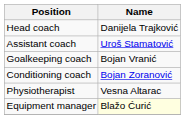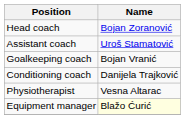(139, 28) Danijela Trajković -> (136, 28) Bojan Zoranović
(136, 75) Bojan Zoranović -> (139, 75) Danijela Trajković
